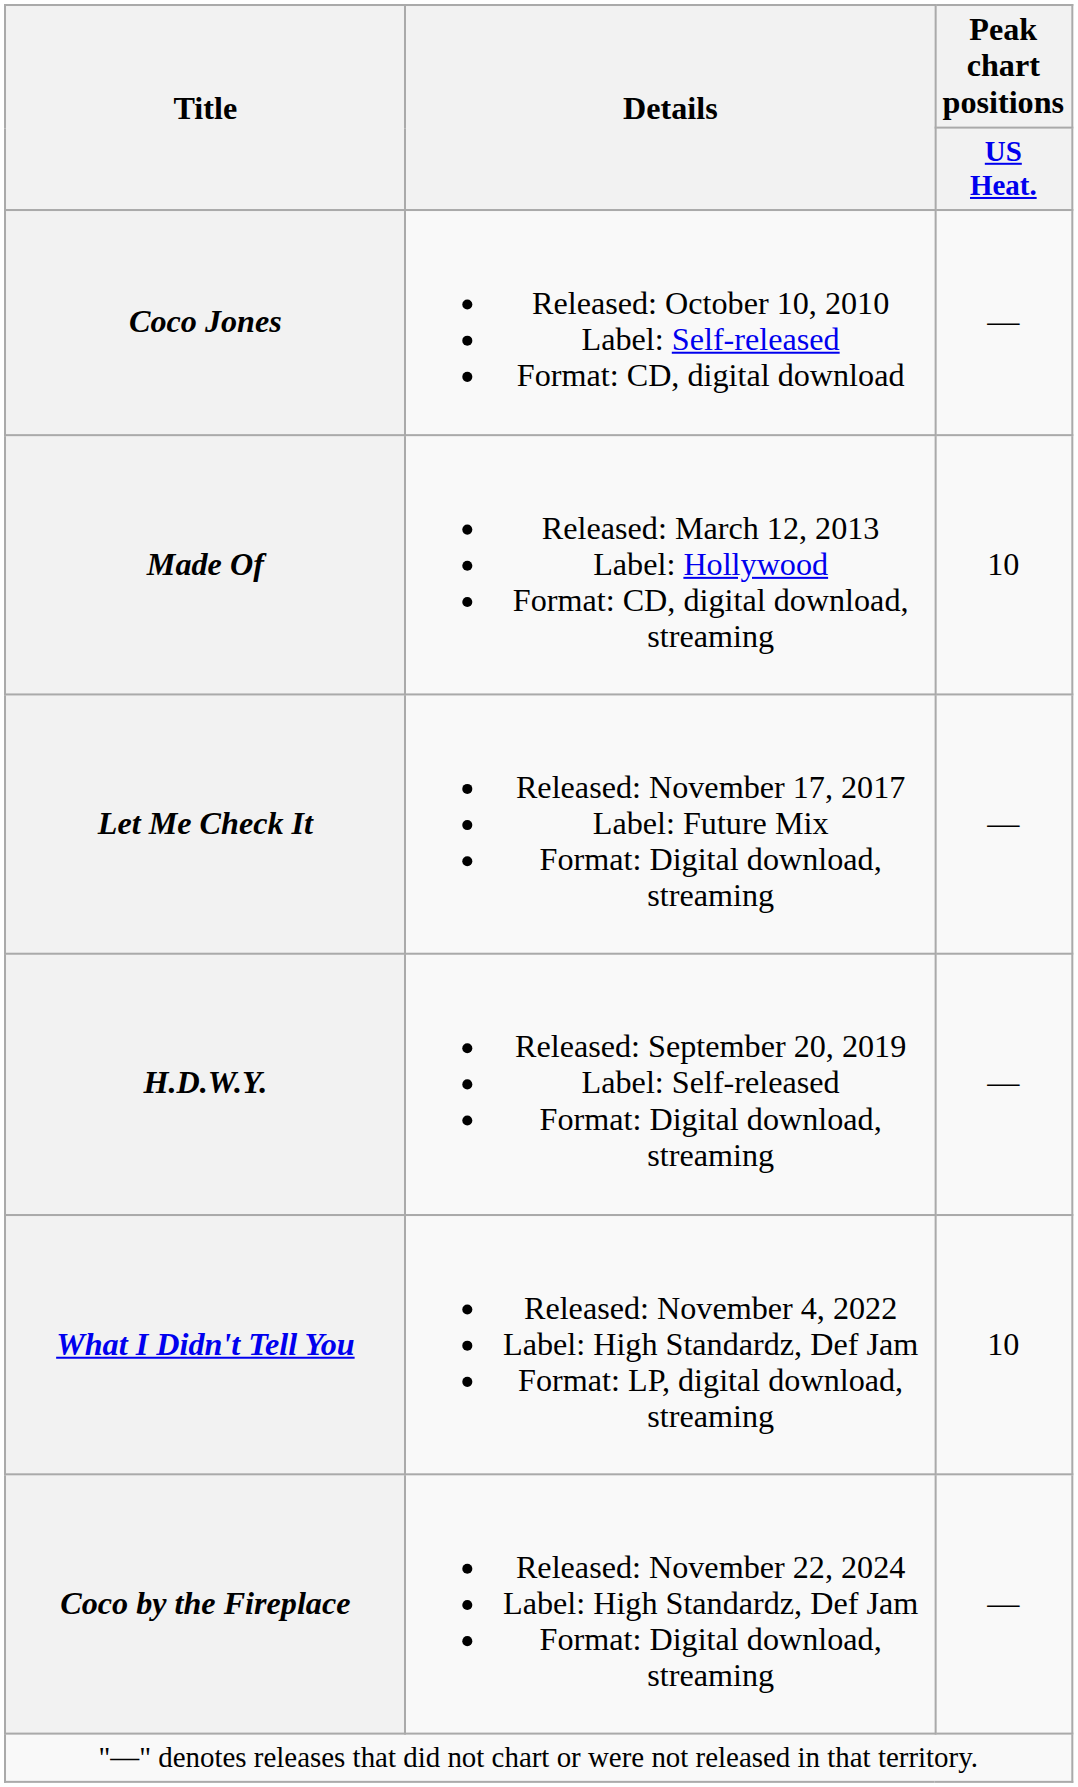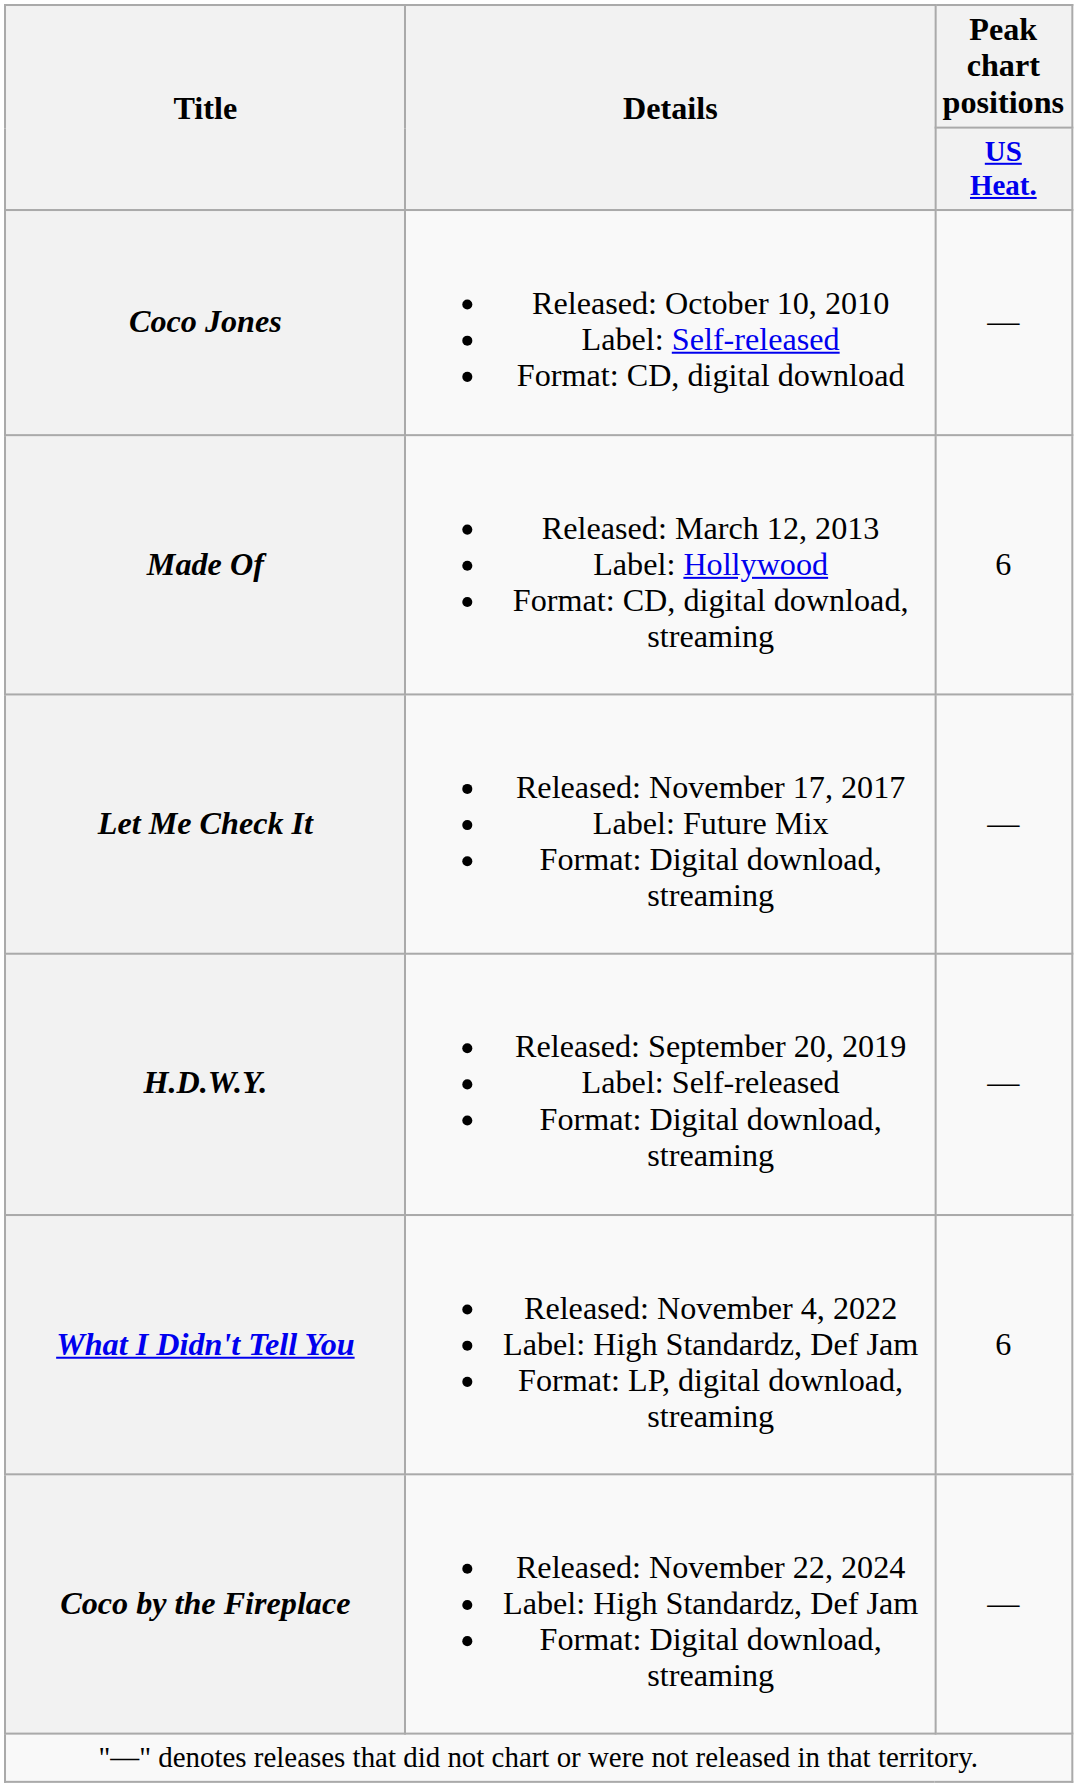(1003, 563) 10 -> (1003, 563) 6
(1003, 1343) 10 -> (1003, 1343) 6
